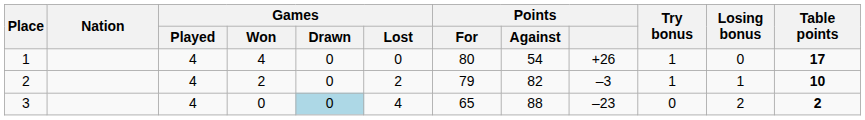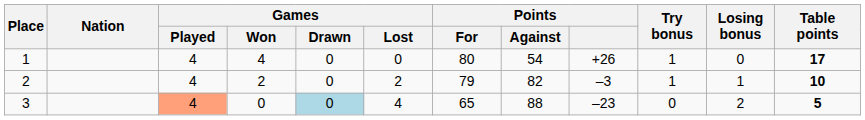(193, 103) no background -> (193, 103) lightsalmon background
(818, 103) 2 -> (818, 103) 5
